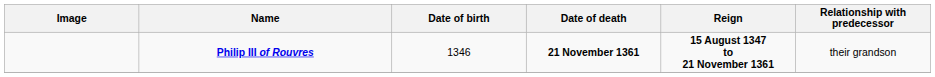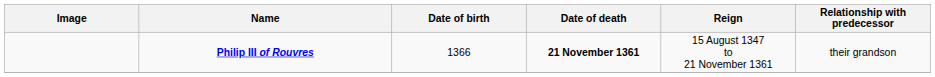(459, 52) 1346 -> (459, 52) 1366
(728, 52) bold -> (728, 52) normal
